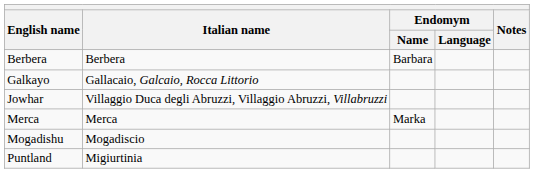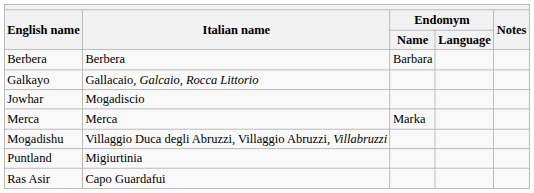(236, 99) Villaggio Duca degli Abruzzi, Villaggio Abruzzi, Villabruzzi -> (115, 99) Mogadiscio
(115, 138) Mogadiscio -> (236, 138) Villaggio Duca degli Abruzzi, Villaggio Abruzzi, Villabruzzi
+ row: (29, 178)
